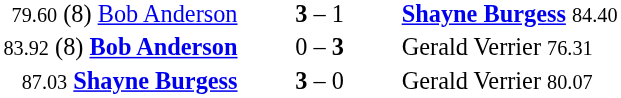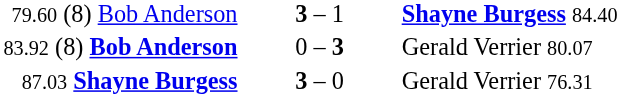(497, 47) Gerald Verrier 76.31 -> (497, 47) Gerald Verrier 80.07
(497, 80) Gerald Verrier 80.07 -> (497, 80) Gerald Verrier 76.31
